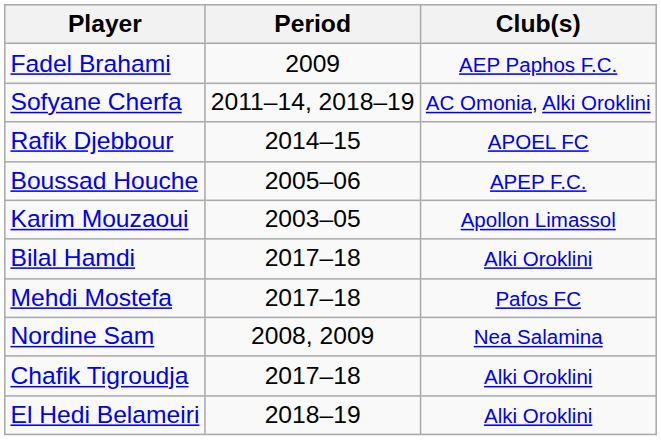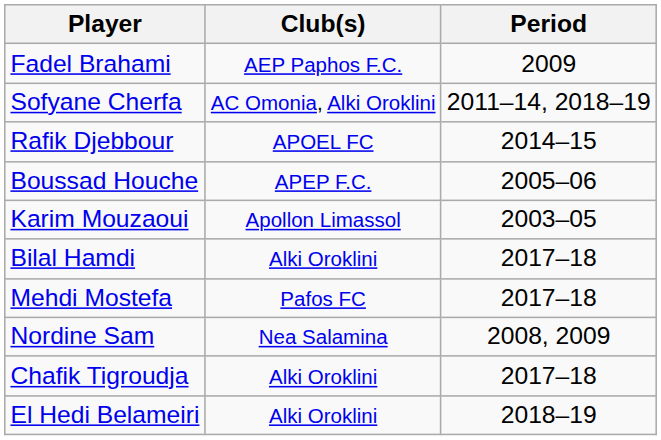columns swapped: (538, 24) <-> (313, 24)
